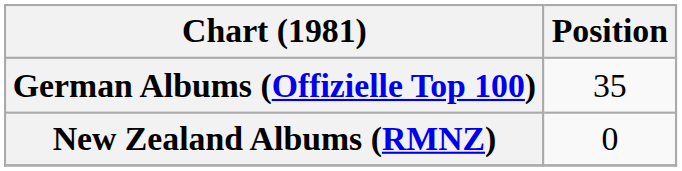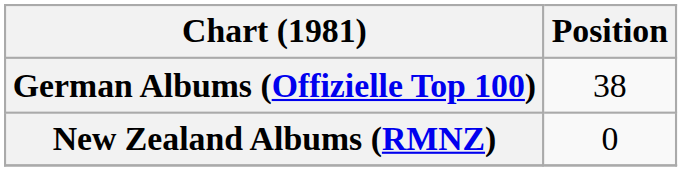(610, 84) 35 -> (610, 84) 38
